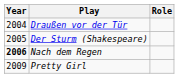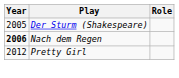- row: (79, 25)
(17, 66) 2009 -> (17, 53) 2012
